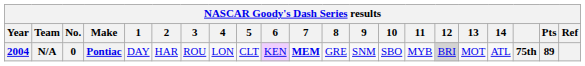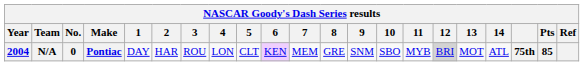(306, 51) bold -> (305, 51) normal
(549, 51) 89 -> (547, 51) 85
